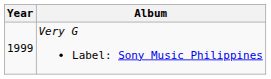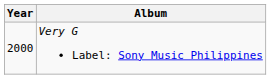(20, 48) 1999 -> (20, 48) 2000
